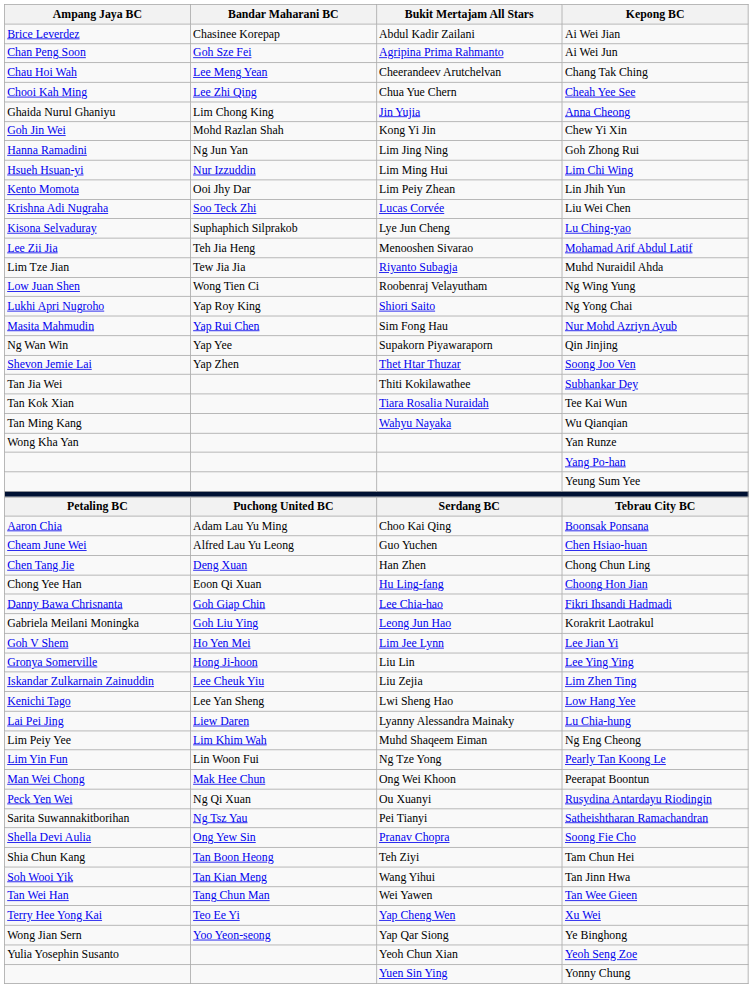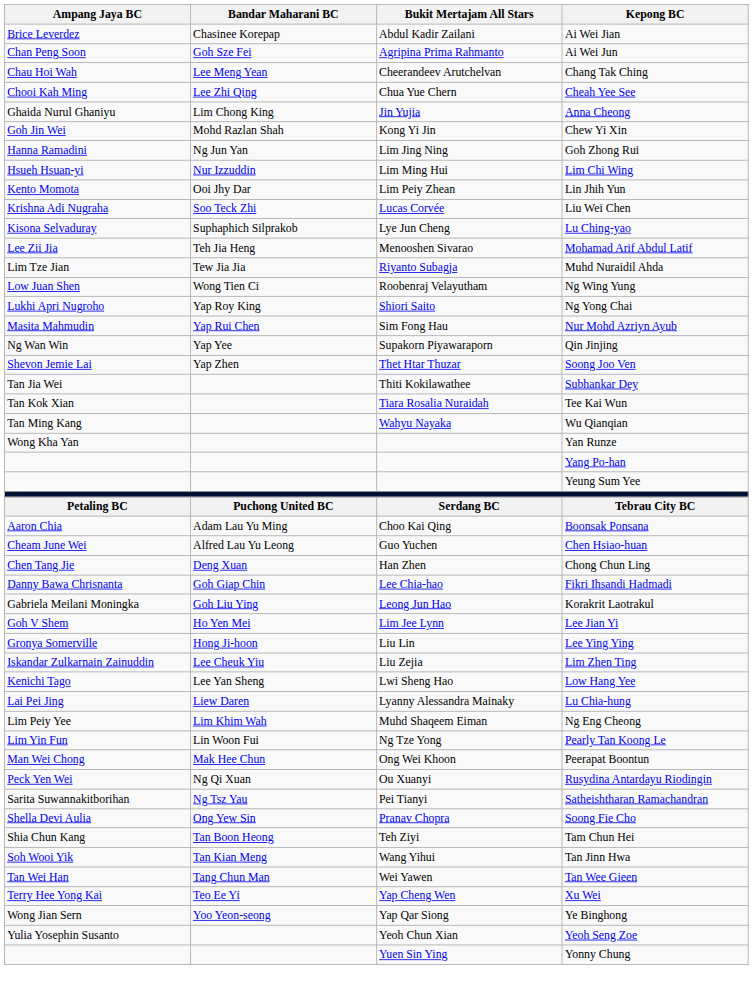- row: (606, 584)
